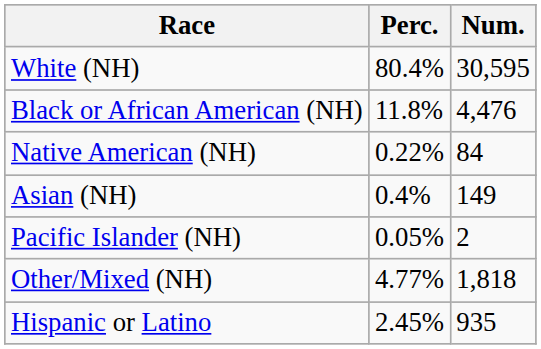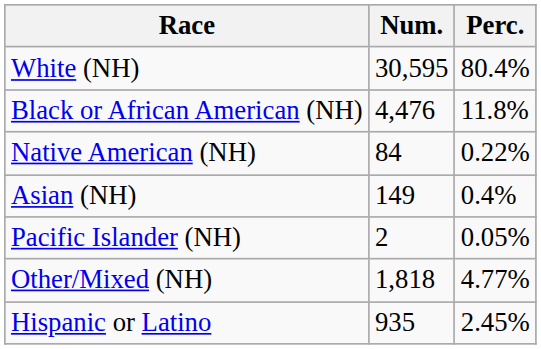columns swapped: (493, 25) <-> (410, 25)
